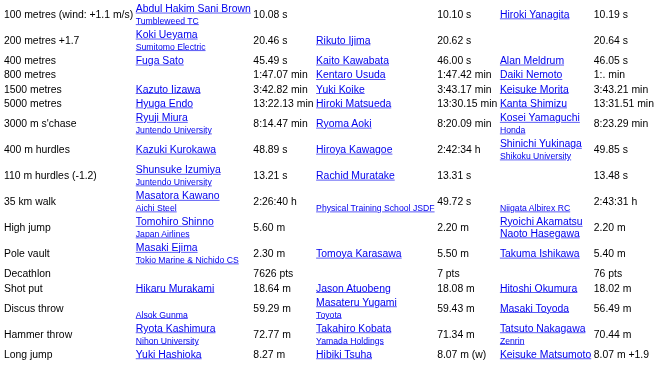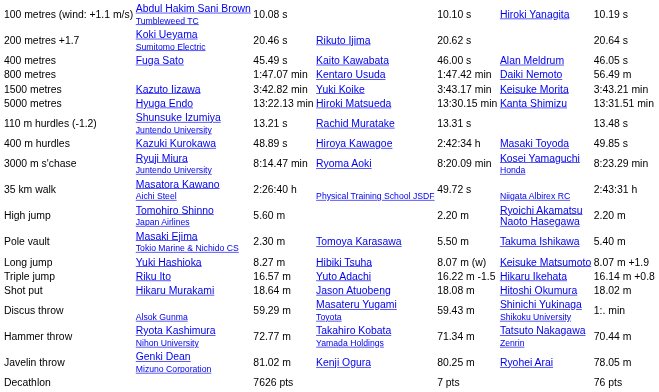(609, 75) 1:. min -> (613, 75) 56.49 m
rows swapped: (50, 176) <-> (40, 124)
(541, 150) Shinichi Yukinaga Shikoku University -> (534, 144) Masaki Toyoda
rows swapped: (28, 354) <-> (27, 274)
+ row: (29, 276)
(534, 308) Masaki Toyoda -> (541, 311) Shinichi Yukinaga Shikoku University
(613, 308) 56.49 m -> (609, 311) 1:. min
+ row: (34, 363)
